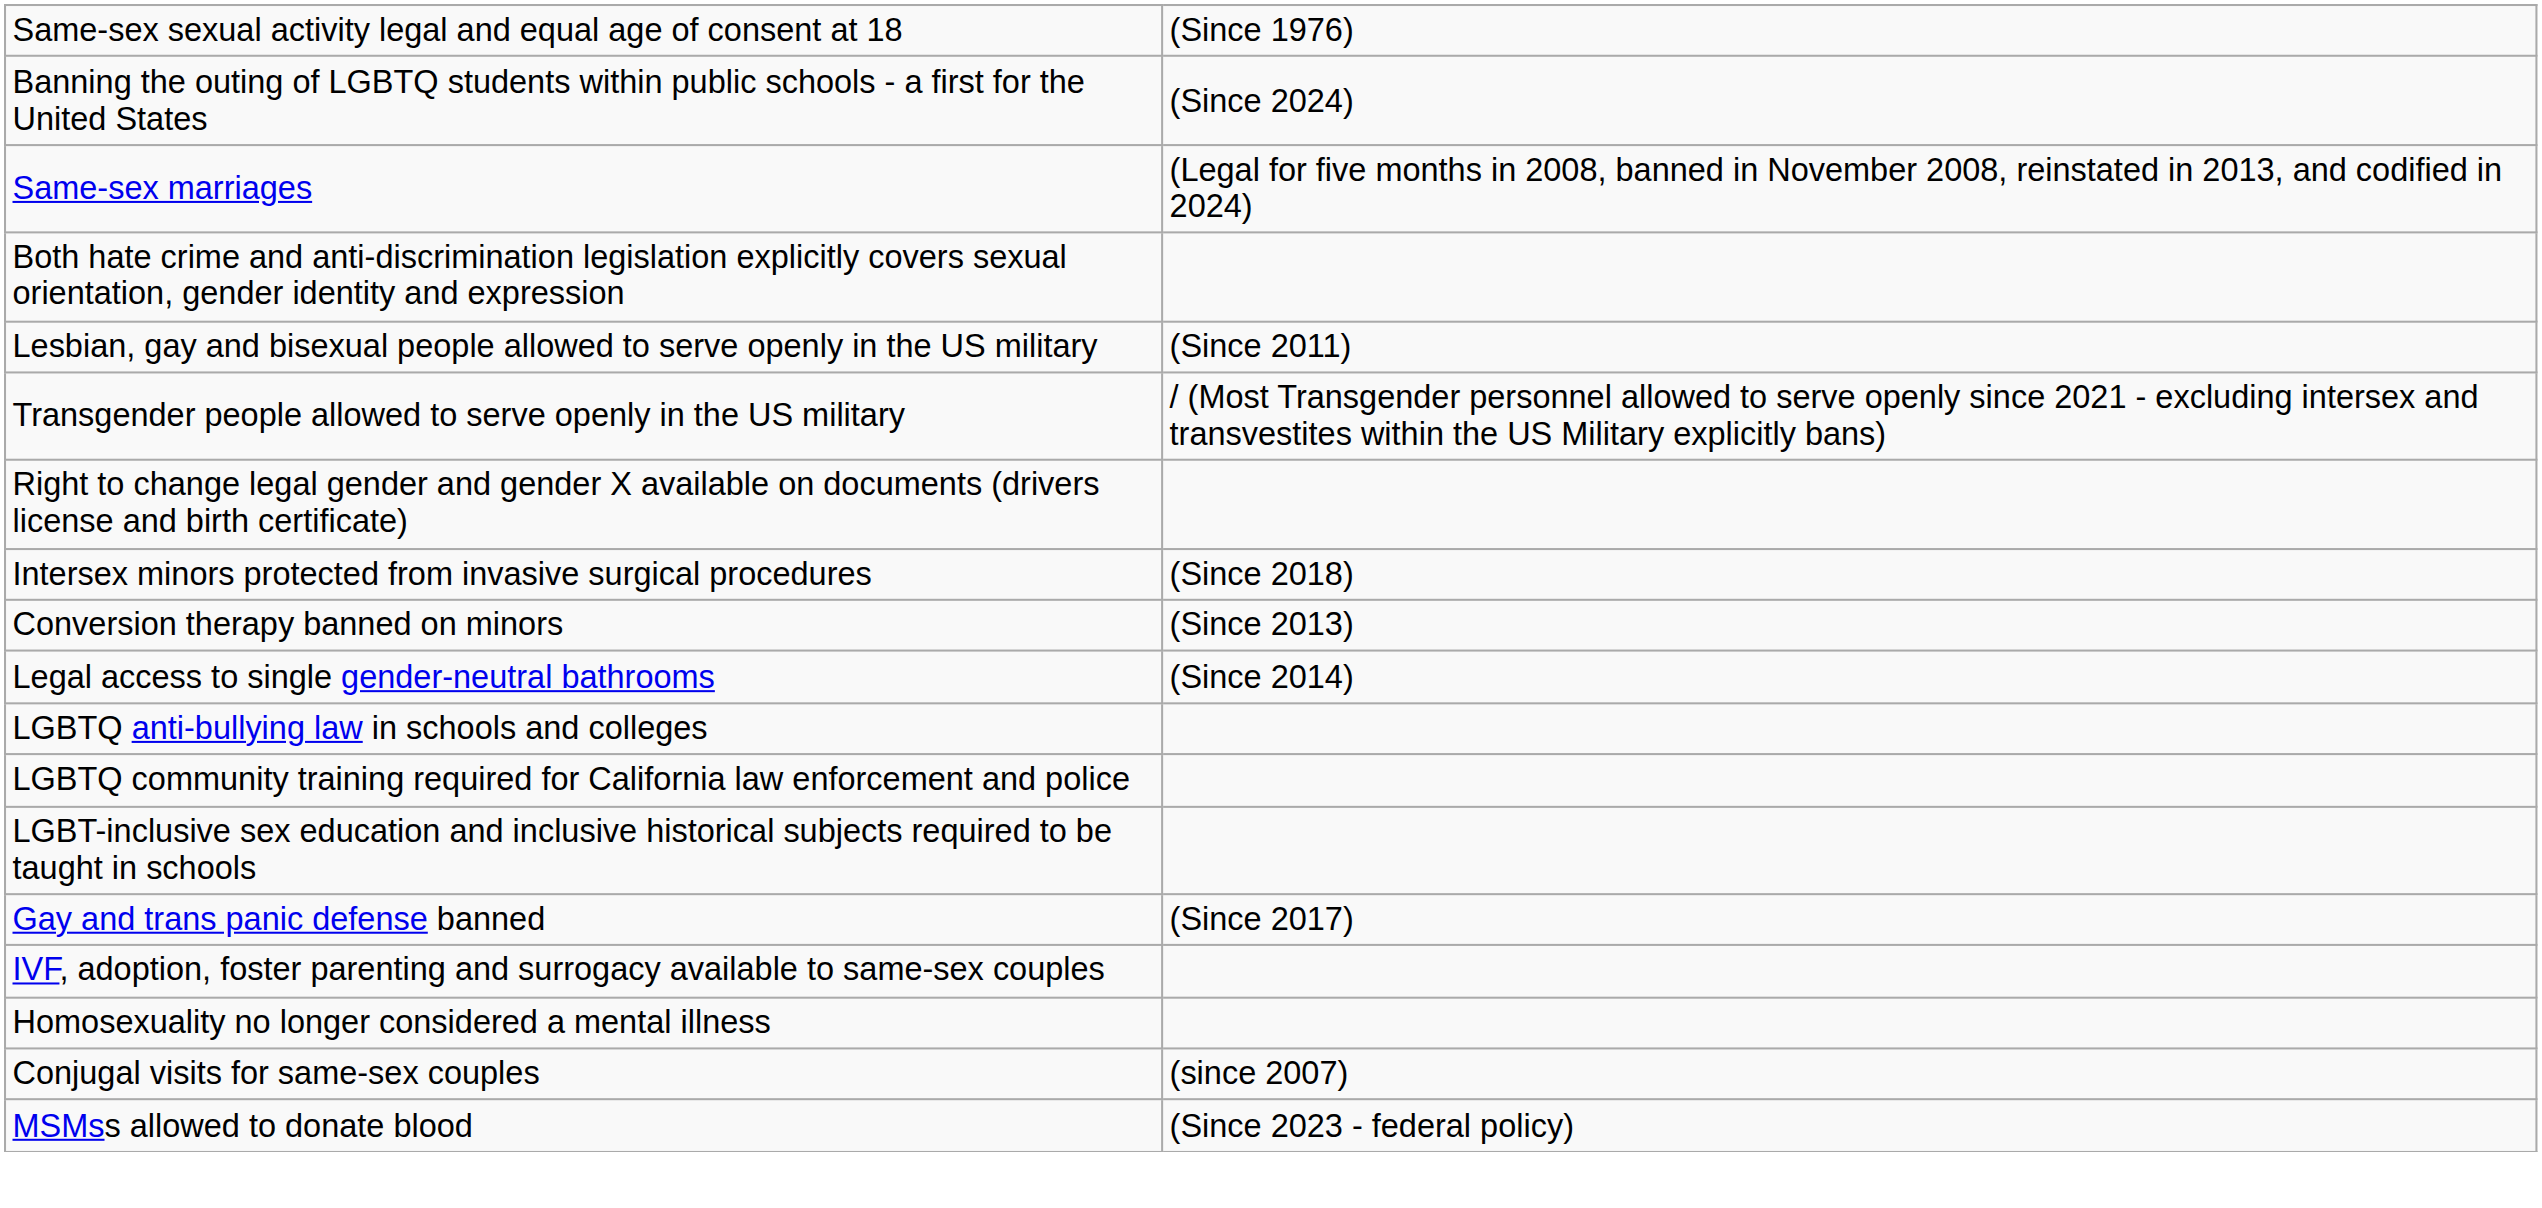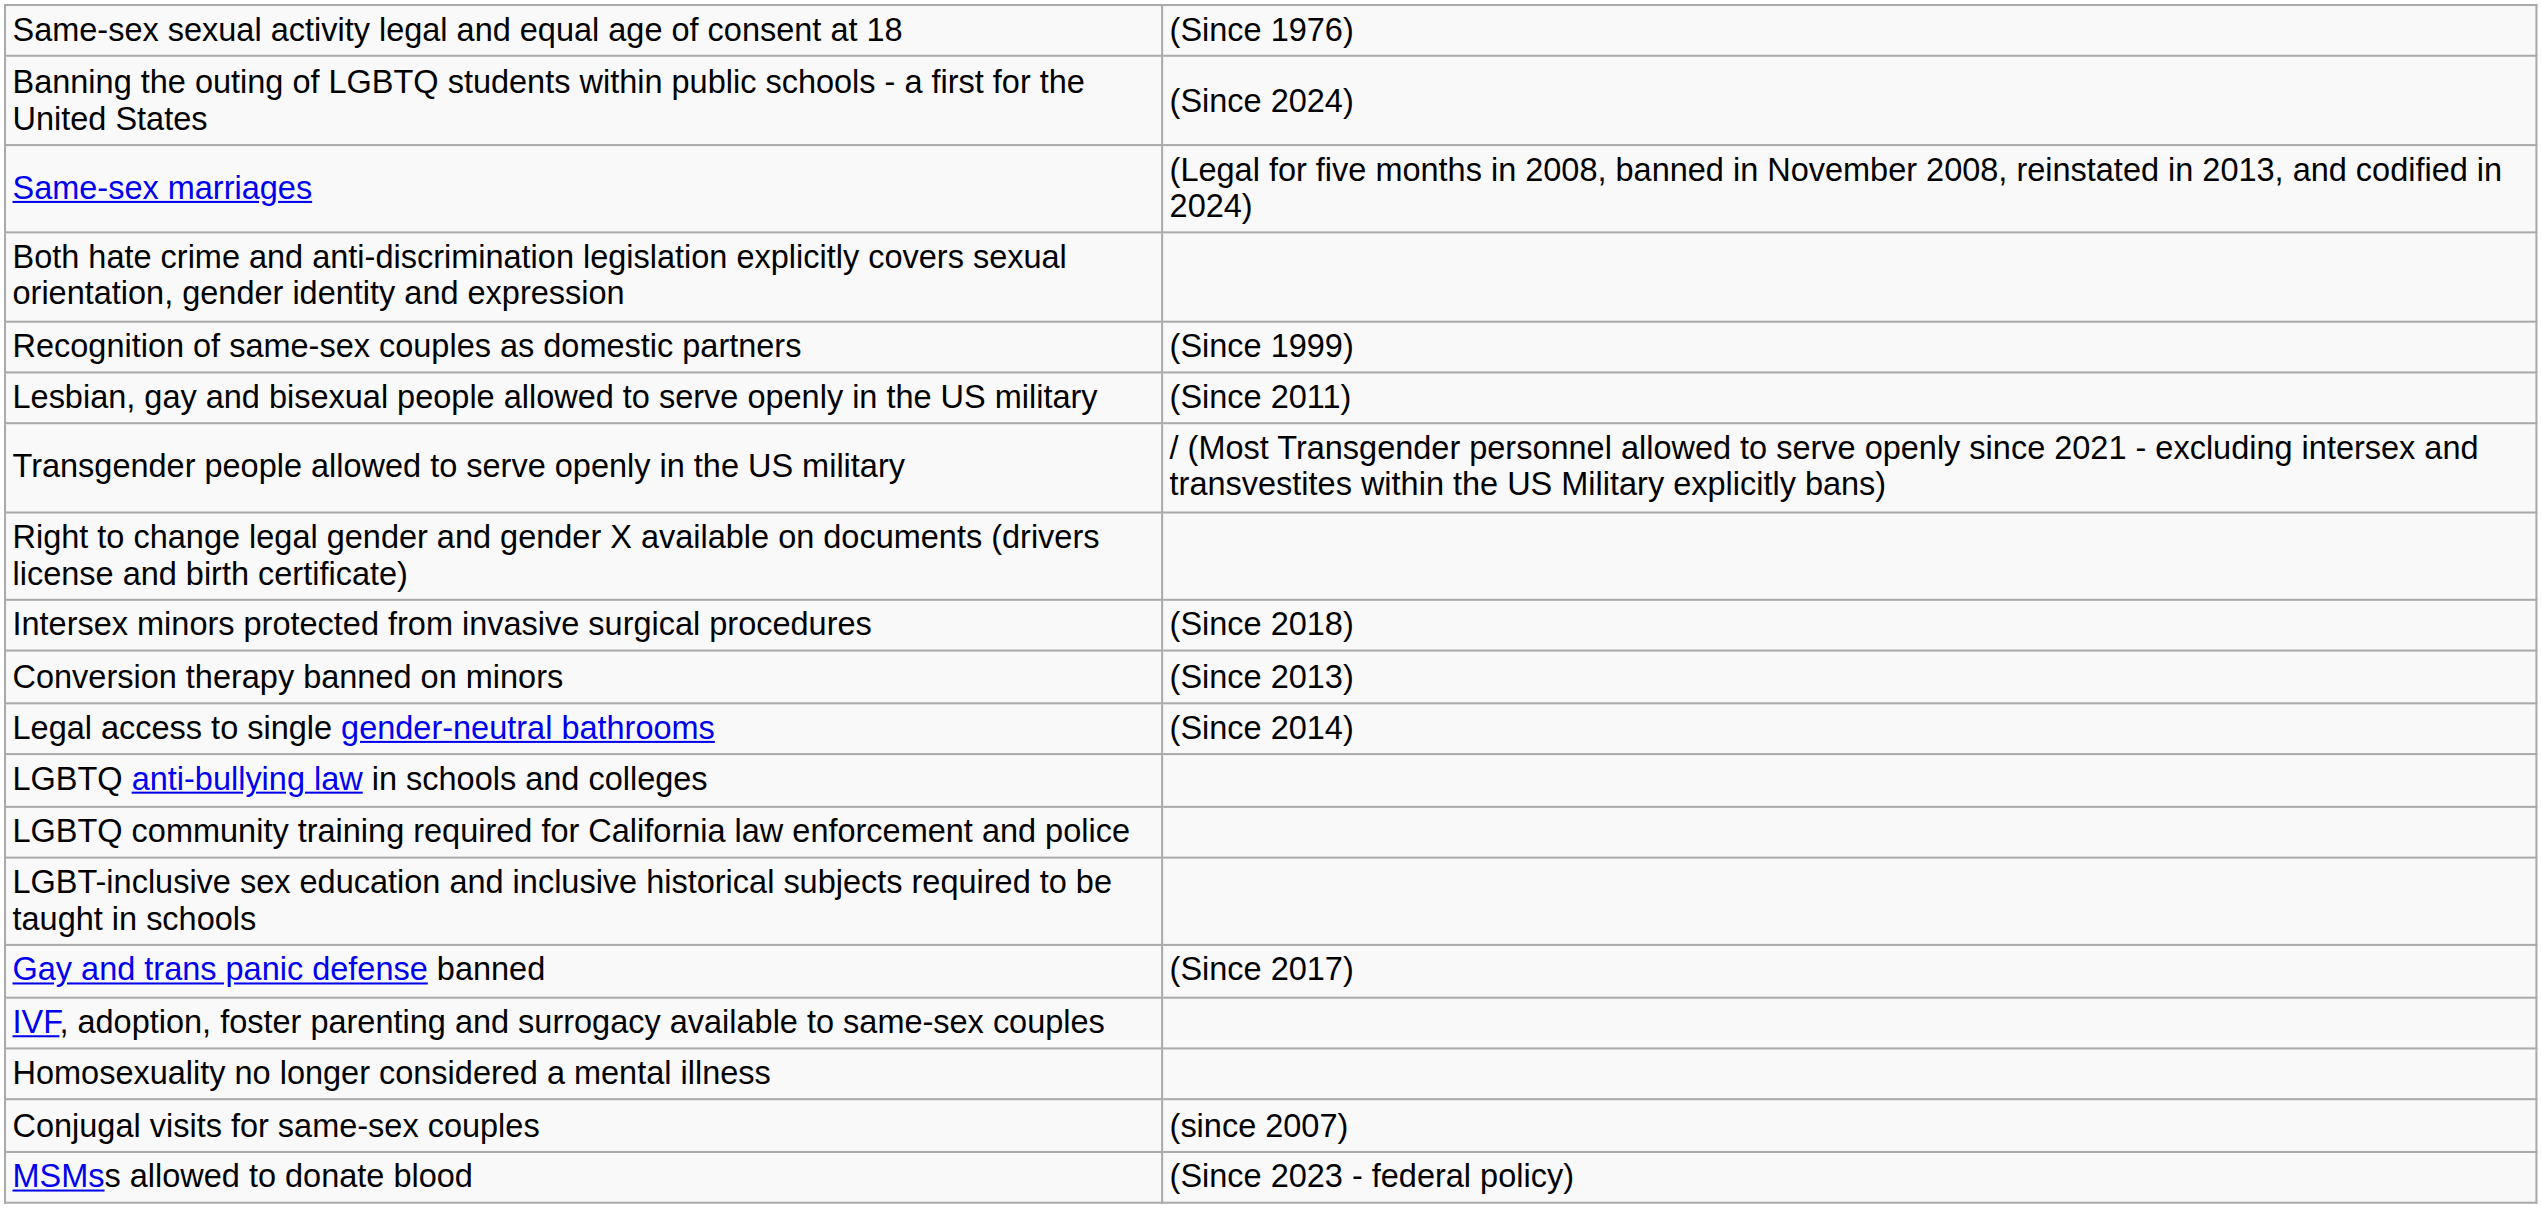+ row: (407, 345)
